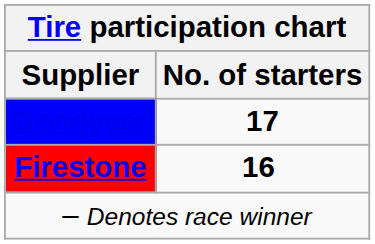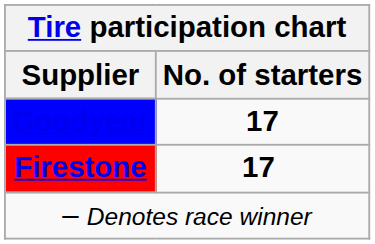(262, 167) 16 -> (262, 167) 17
